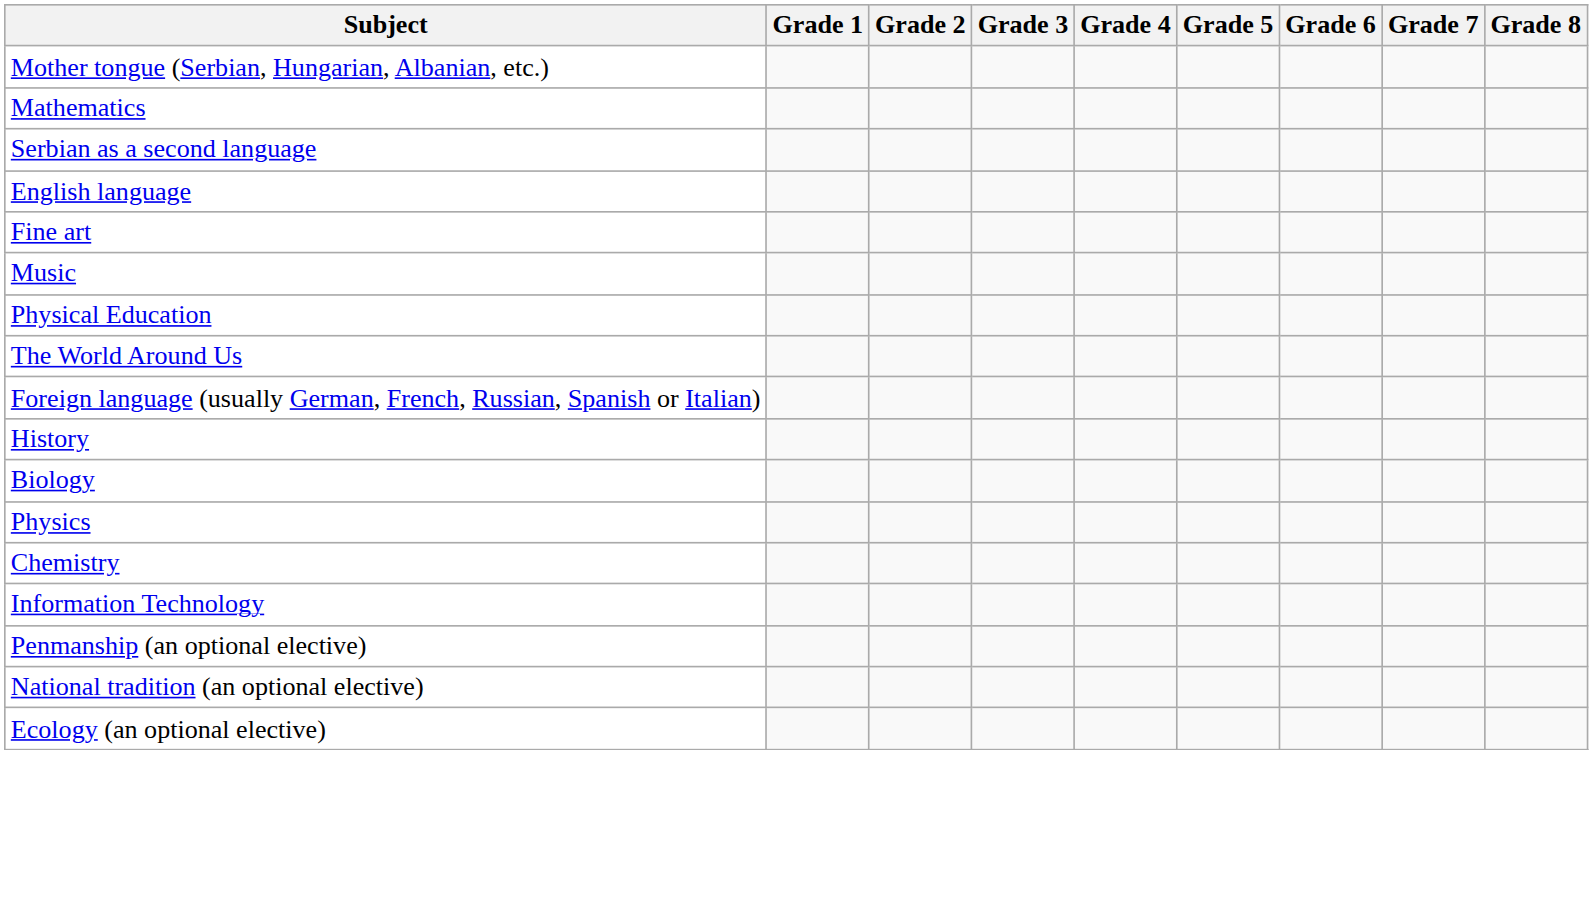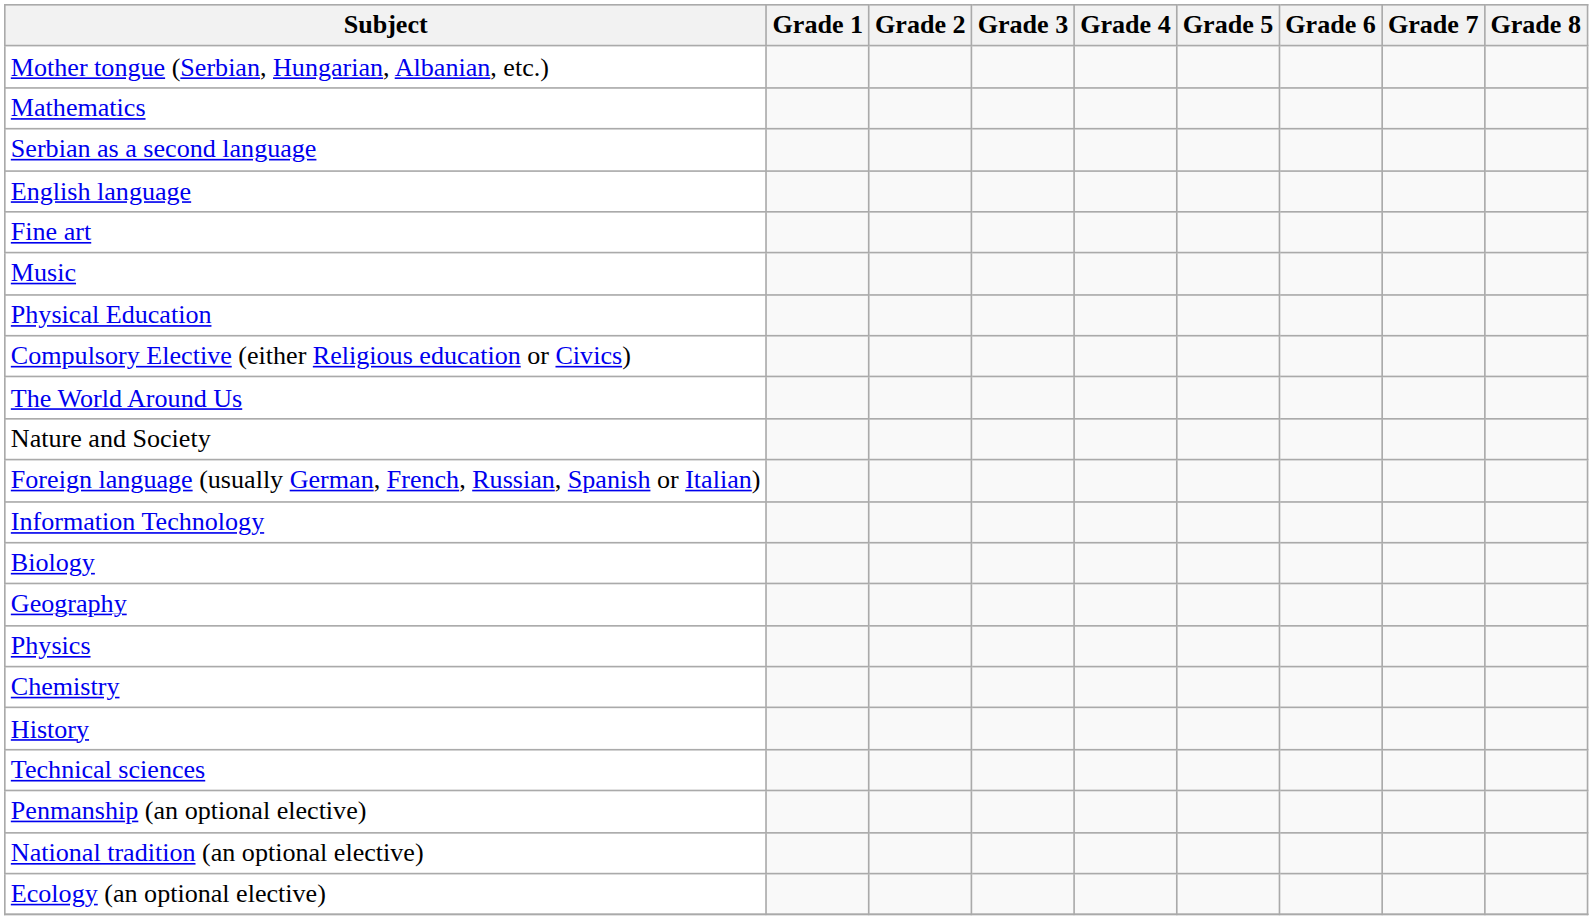+ row: (321, 356)
+ row: (111, 438)
rows swapped: (50, 438) <-> (138, 604)
+ row: (69, 604)
+ row: (108, 769)
